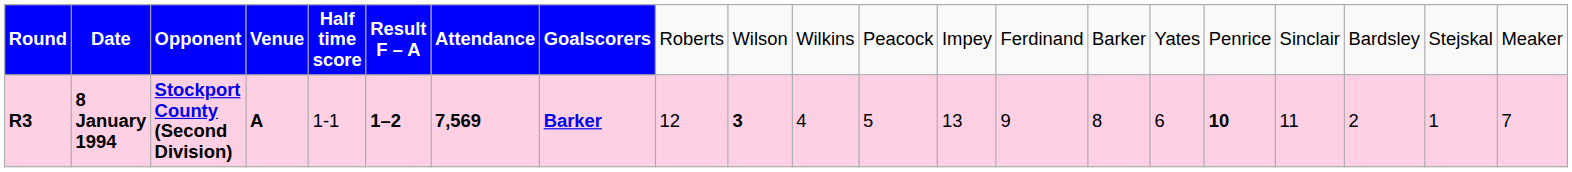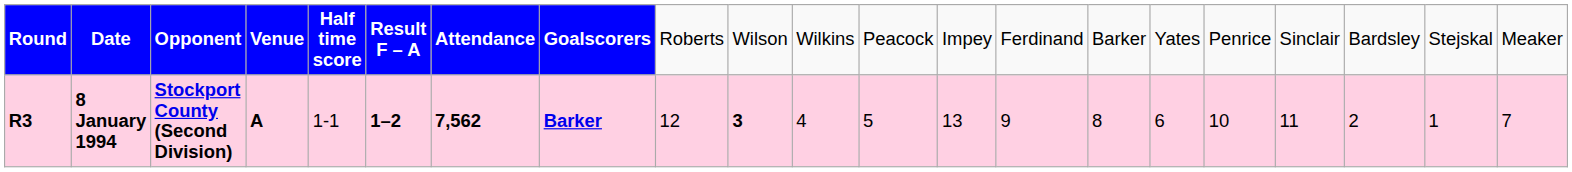(458, 120) 7,569 -> (458, 120) 7,562
(1219, 120) bold -> (1219, 120) normal
